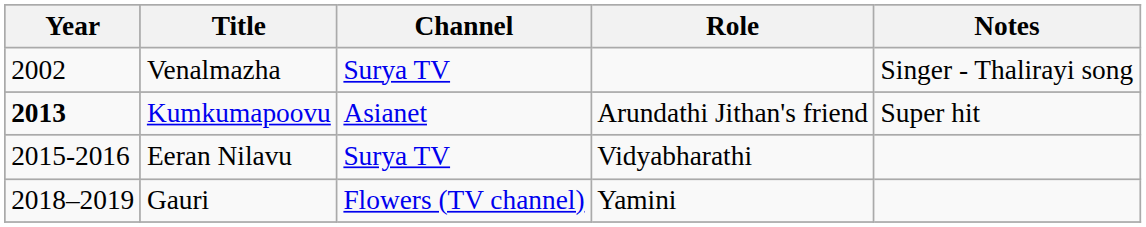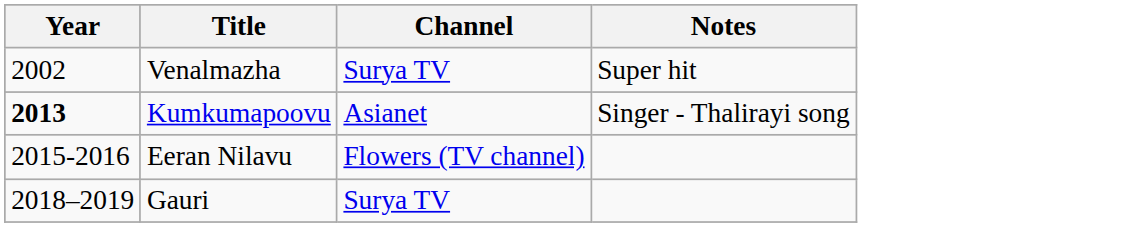- column: (733, 26)
(1007, 69) Singer - Thalirayi song -> (647, 69) Super hit
(930, 112) Super hit -> (723, 112) Singer - Thalirayi song
(397, 156) Surya TV -> (464, 156) Flowers (TV channel)
(464, 199) Flowers (TV channel) -> (397, 199) Surya TV
